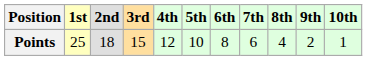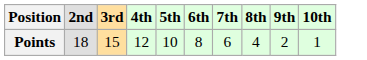- column: (78, 16)
